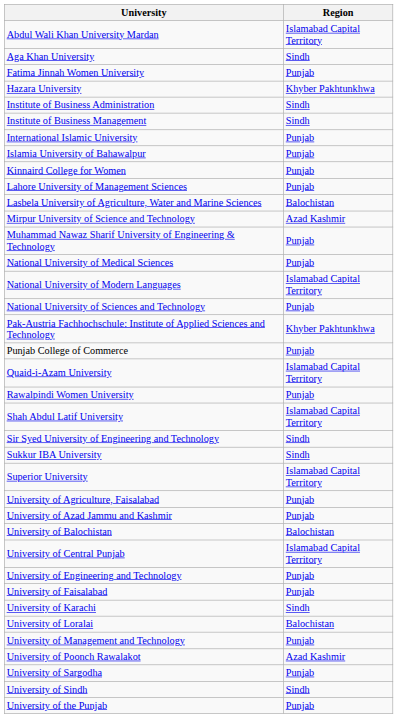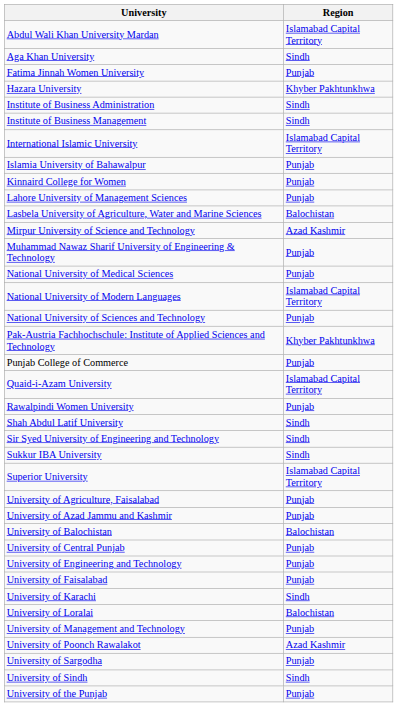(300, 137) Punjab -> (323, 143) Islamabad Capital Territory
(323, 417) Islamabad Capital Territory -> (298, 422) Sindh
(323, 553) Islamabad Capital Territory -> (300, 547) Punjab
